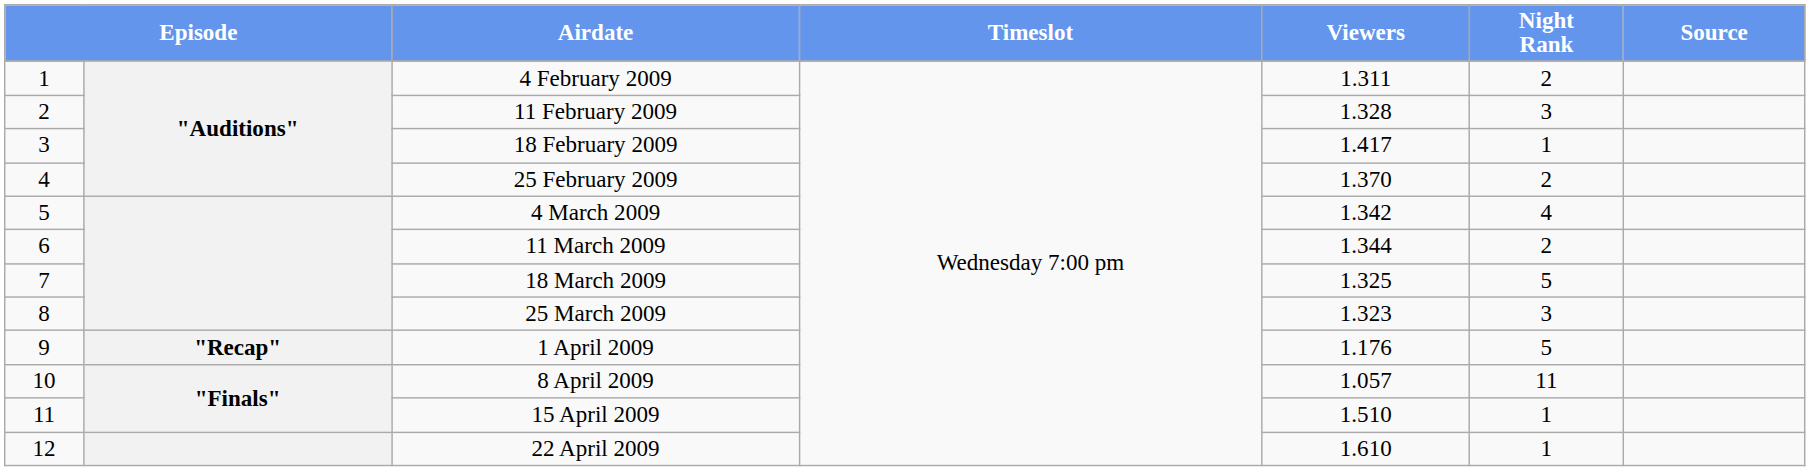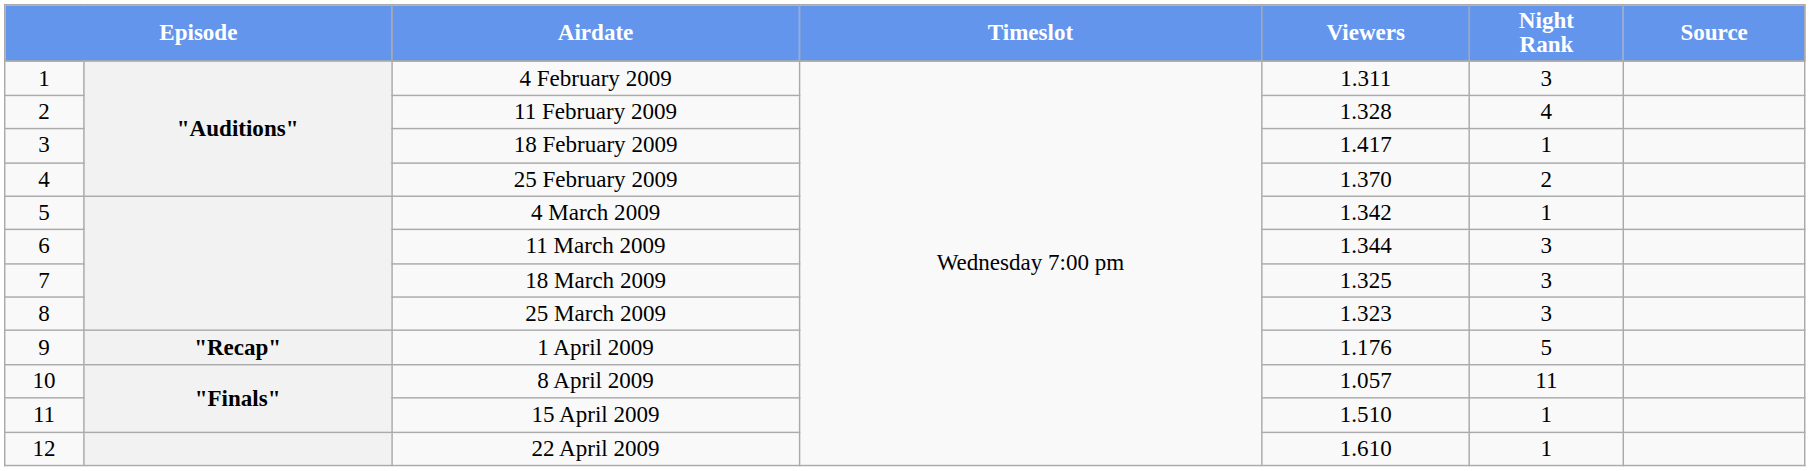(1546, 78) 2 -> (1546, 78) 3
(1546, 111) 3 -> (1546, 111) 4
(1546, 212) 4 -> (1546, 212) 1
(1546, 246) 2 -> (1546, 246) 3
(1546, 279) 5 -> (1546, 279) 3
